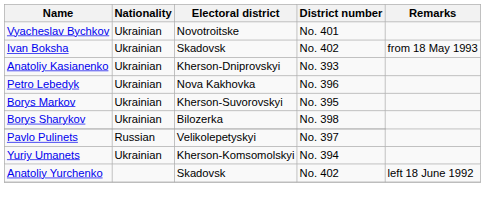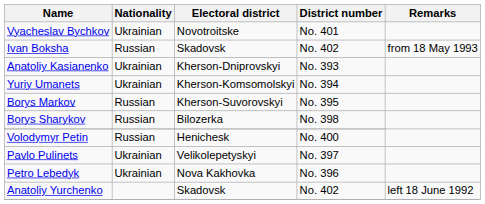(138, 48) Ukrainian -> (135, 48) Russian
rows swapped: (43, 84) <-> (43, 155)
(138, 102) Ukrainian -> (135, 102) Russian
(138, 119) Ukrainian -> (135, 119) Russian
+ row: (47, 137)
(135, 137) Russian -> (138, 155) Ukrainian
